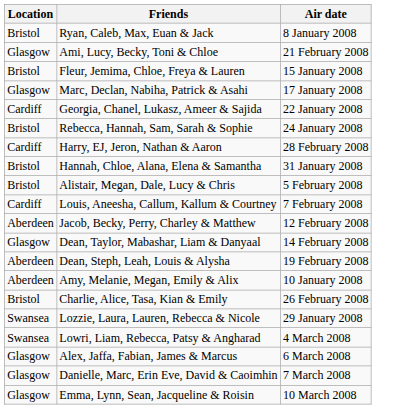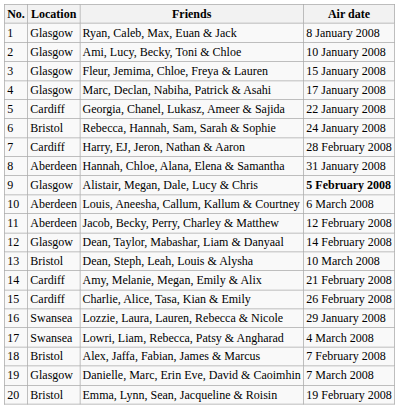+ column: (16, 14)
(23, 33) Bristol -> (52, 33) Glasgow
(326, 52) 21 February 2008 -> (346, 52) 10 January 2008
(23, 71) Bristol -> (52, 71) Glasgow
(23, 166) Bristol -> (54, 166) Aberdeen
(23, 185) Bristol -> (52, 185) Glasgow
(323, 185) normal -> (349, 185) bold
(24, 204) Cardiff -> (54, 204) Aberdeen
(323, 204) 7 February 2008 -> (340, 204) 6 March 2008
(30, 261) Aberdeen -> (47, 261) Bristol
(326, 261) 19 February 2008 -> (343, 261) 10 March 2008
(30, 280) Aberdeen -> (48, 280) Cardiff
(323, 280) 10 January 2008 -> (349, 280) 21 February 2008
(23, 299) Bristol -> (48, 299) Cardiff
(28, 356) Glasgow -> (47, 356) Bristol
(317, 356) 6 March 2008 -> (346, 356) 7 February 2008
(28, 394) Glasgow -> (47, 394) Bristol
(320, 394) 10 March 2008 -> (349, 394) 19 February 2008
